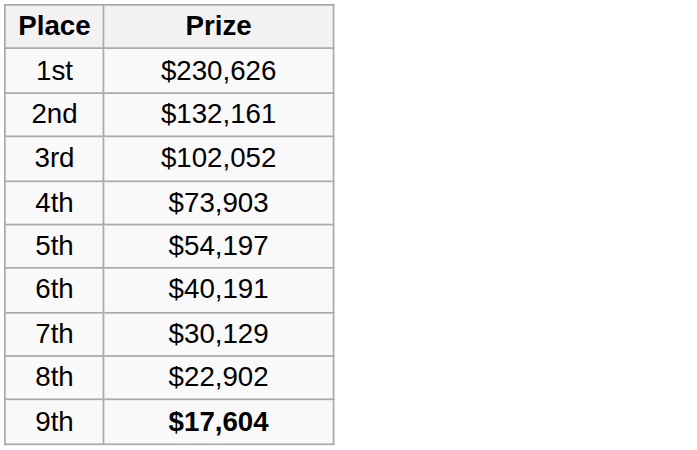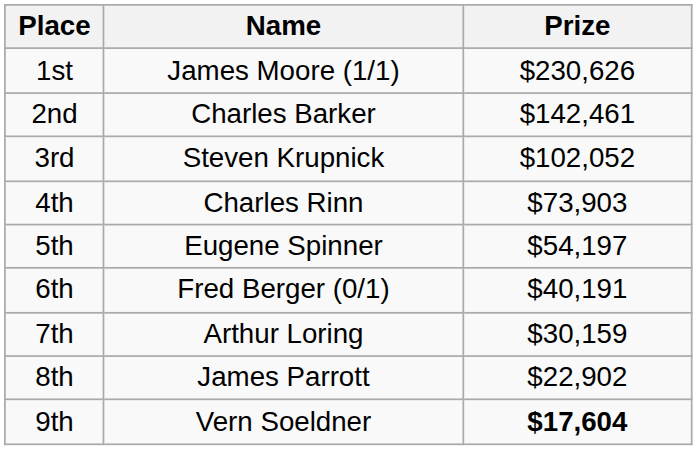+ column: (283, 26)
(219, 114) $132,161 -> (577, 114) $142,461
(219, 333) $30,129 -> (577, 333) $30,159
